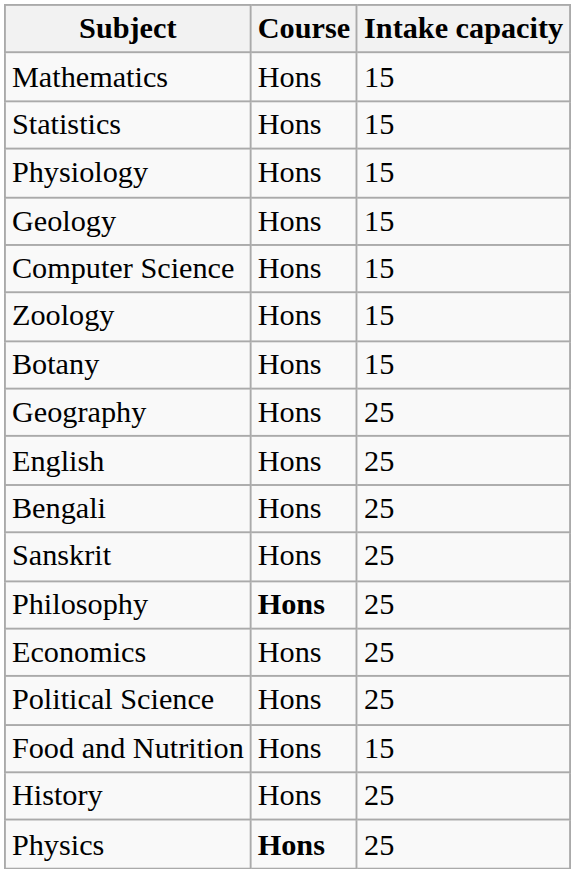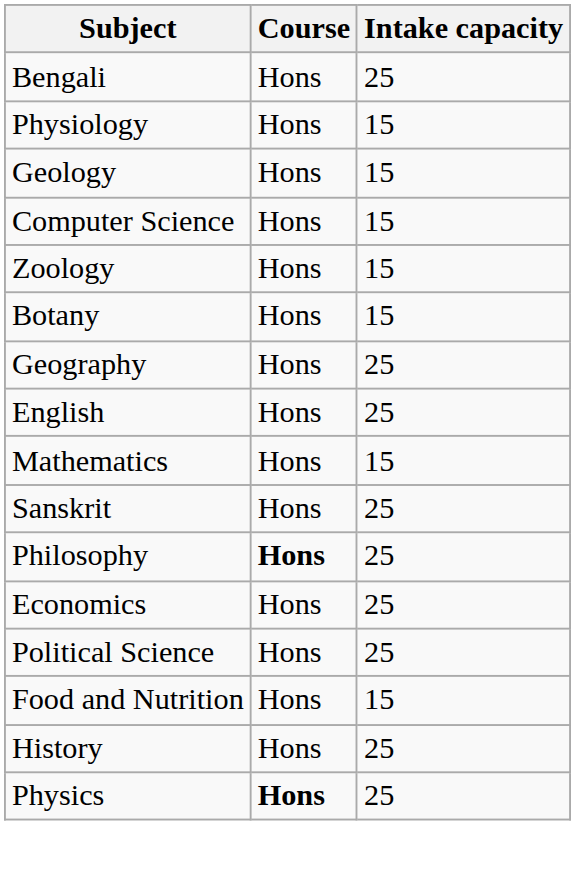rows swapped: (90, 76) <-> (59, 508)
- row: (67, 124)
